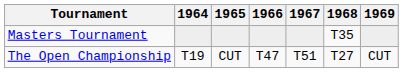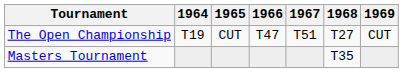rows swapped: (78, 36) <-> (89, 57)
